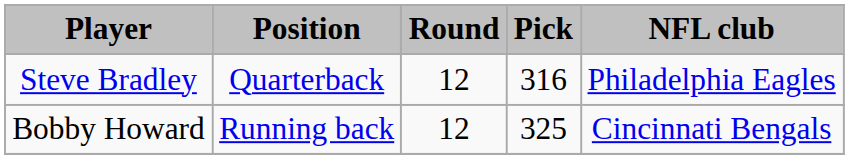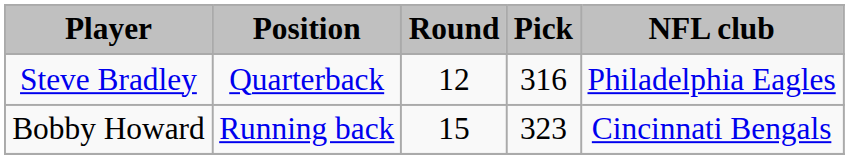(454, 128) 12 -> (454, 128) 15
(543, 128) 325 -> (543, 128) 323
